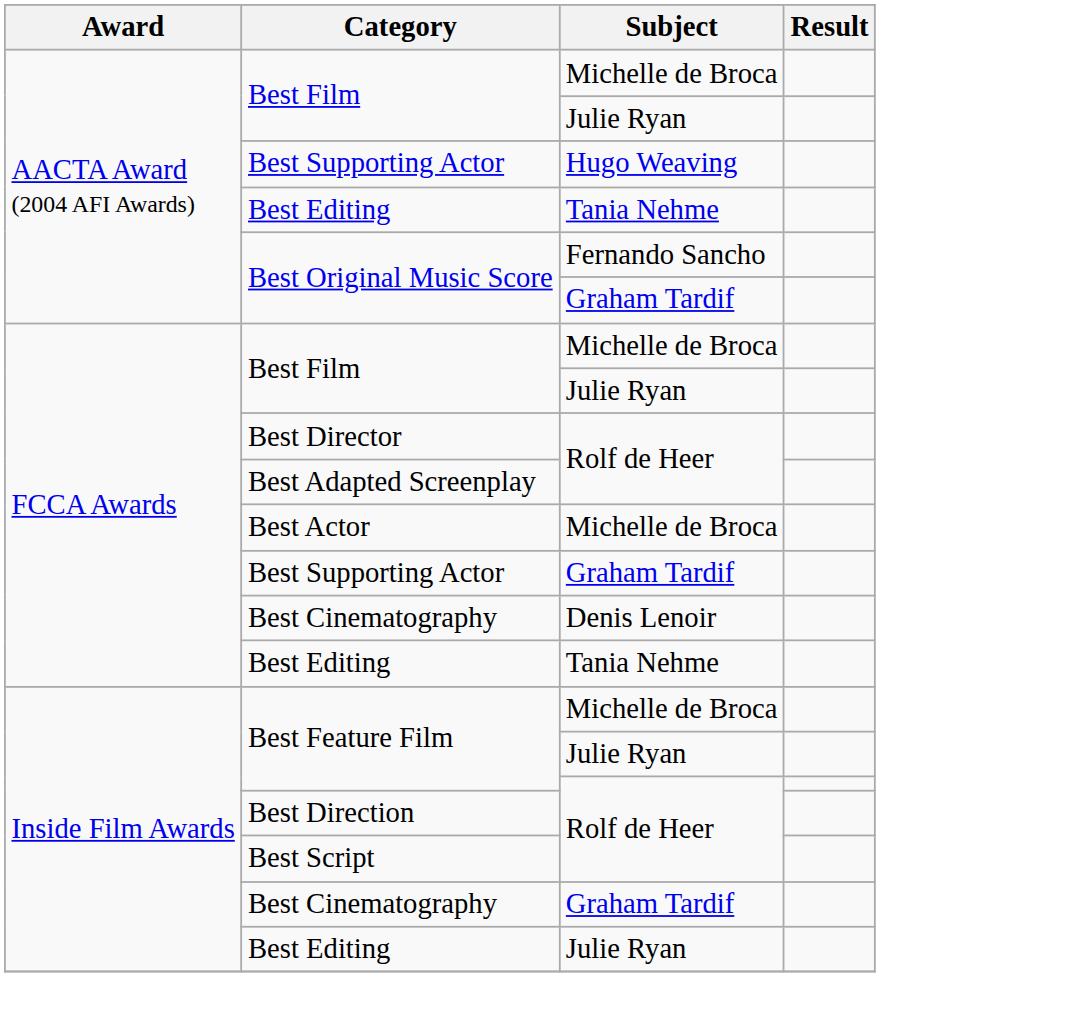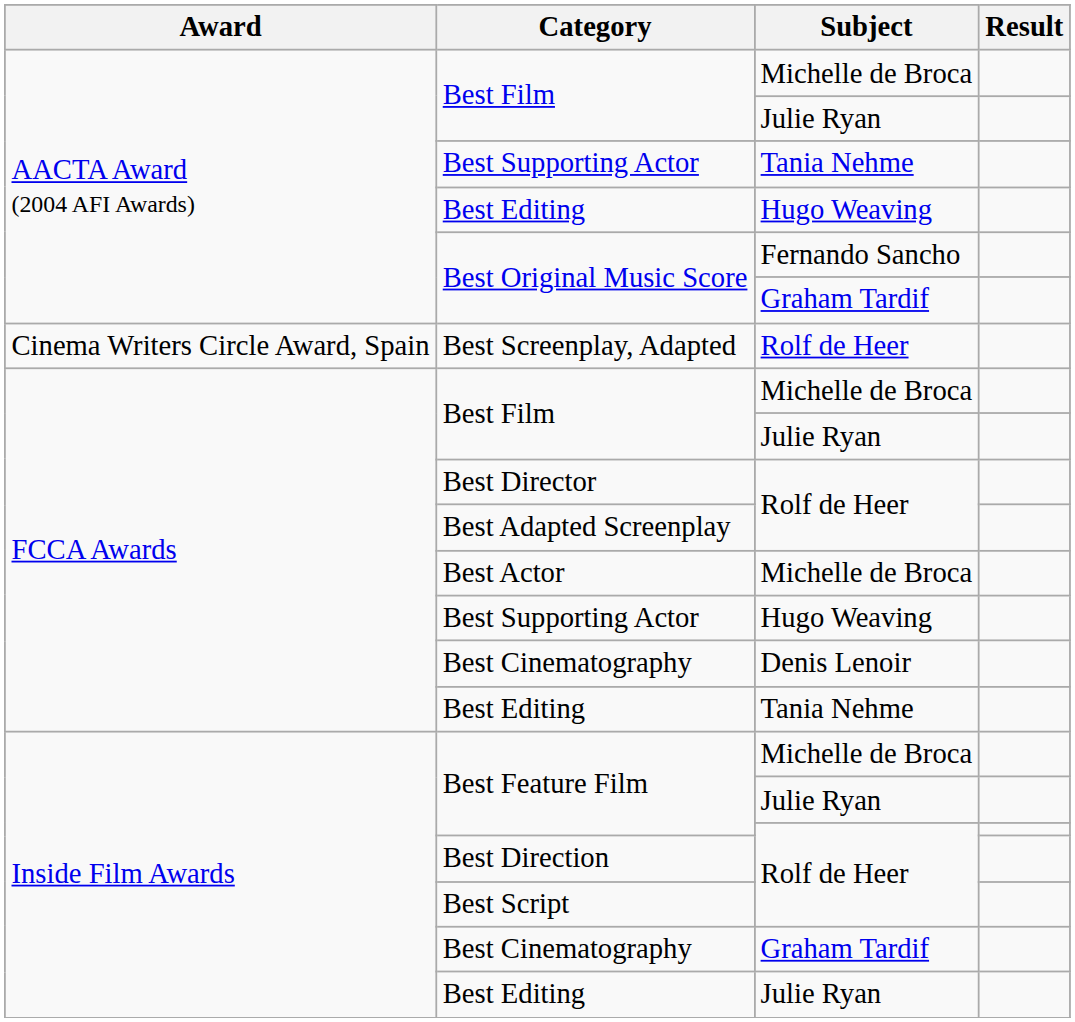(652, 163) Hugo Weaving -> (837, 163) Tania Nehme
(642, 208) Tania Nehme -> (846, 208) Hugo Weaving
+ row: (221, 345)
(650, 572) Graham Tardif -> (846, 617) Hugo Weaving
